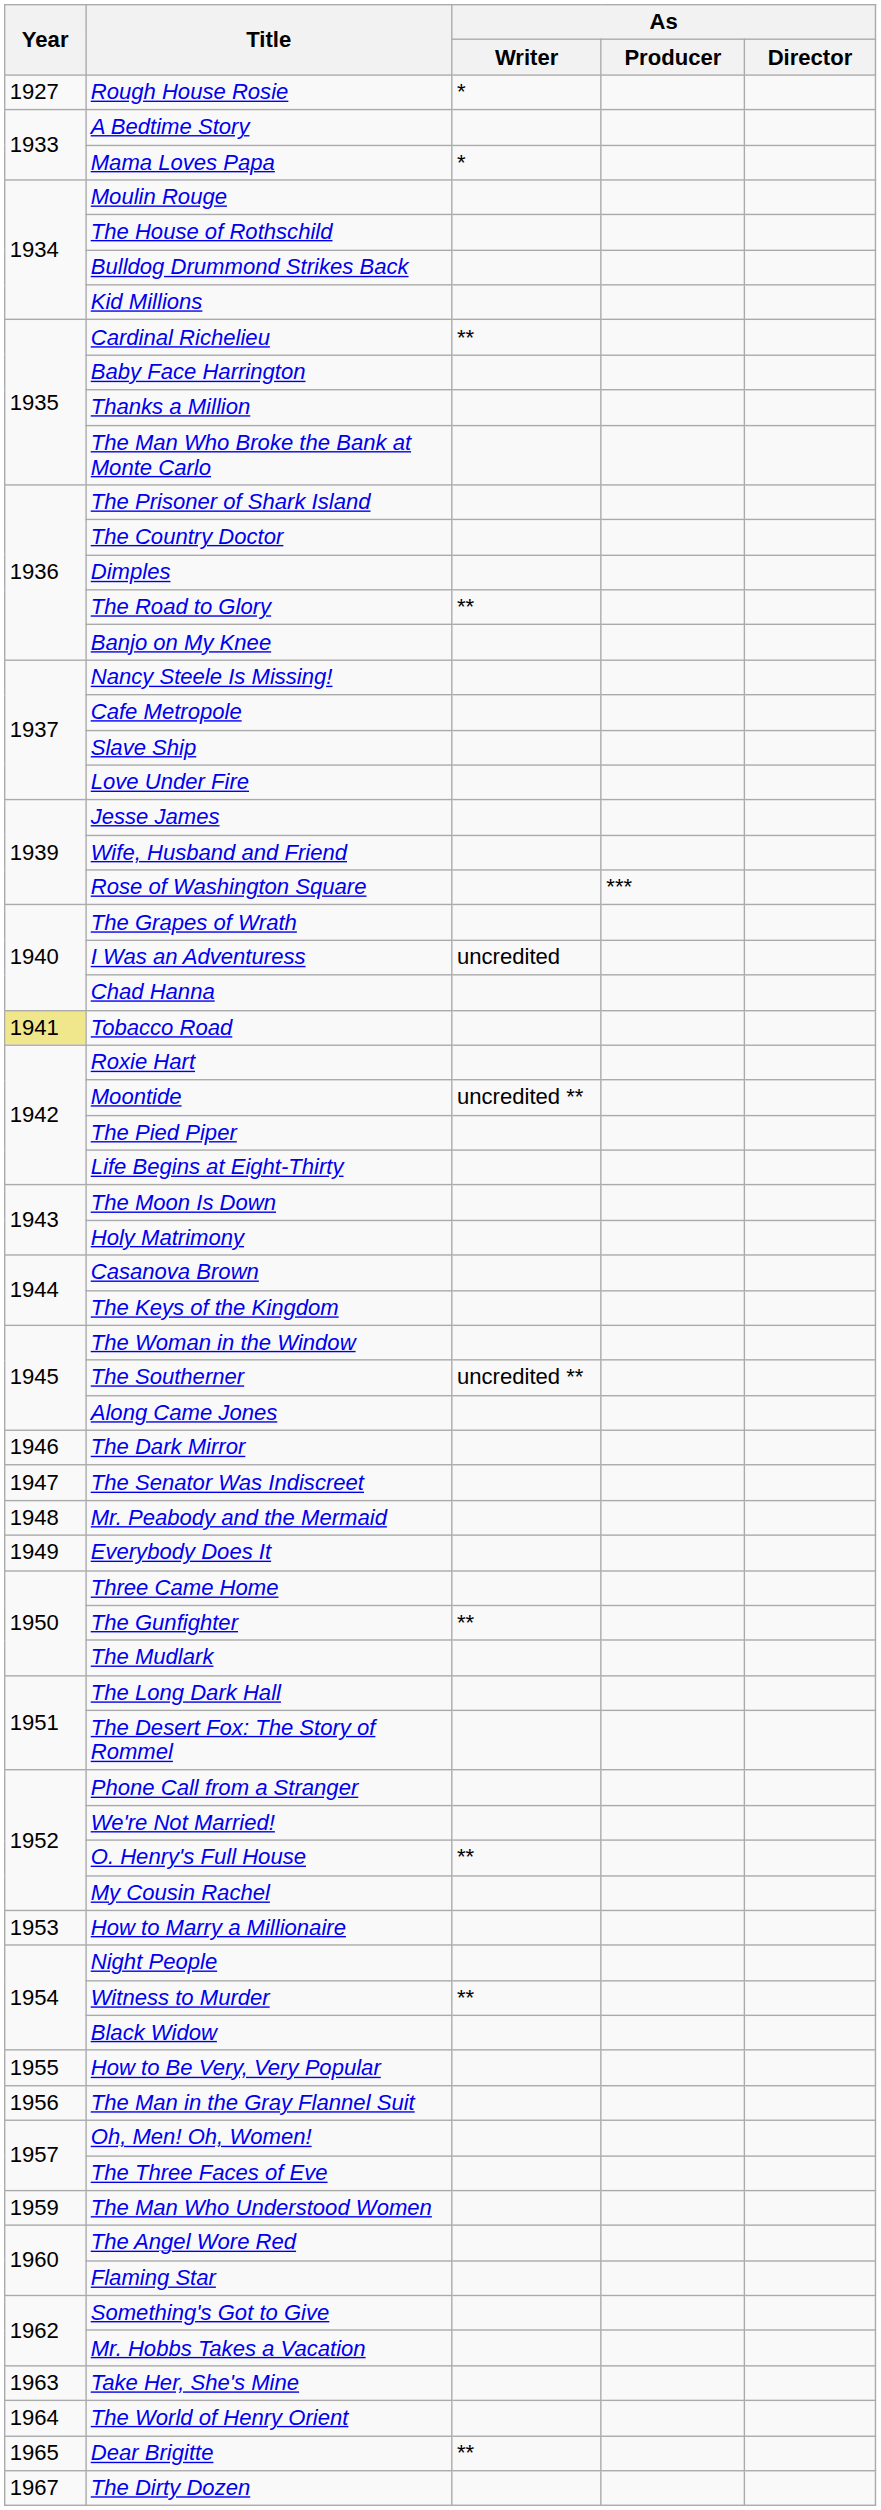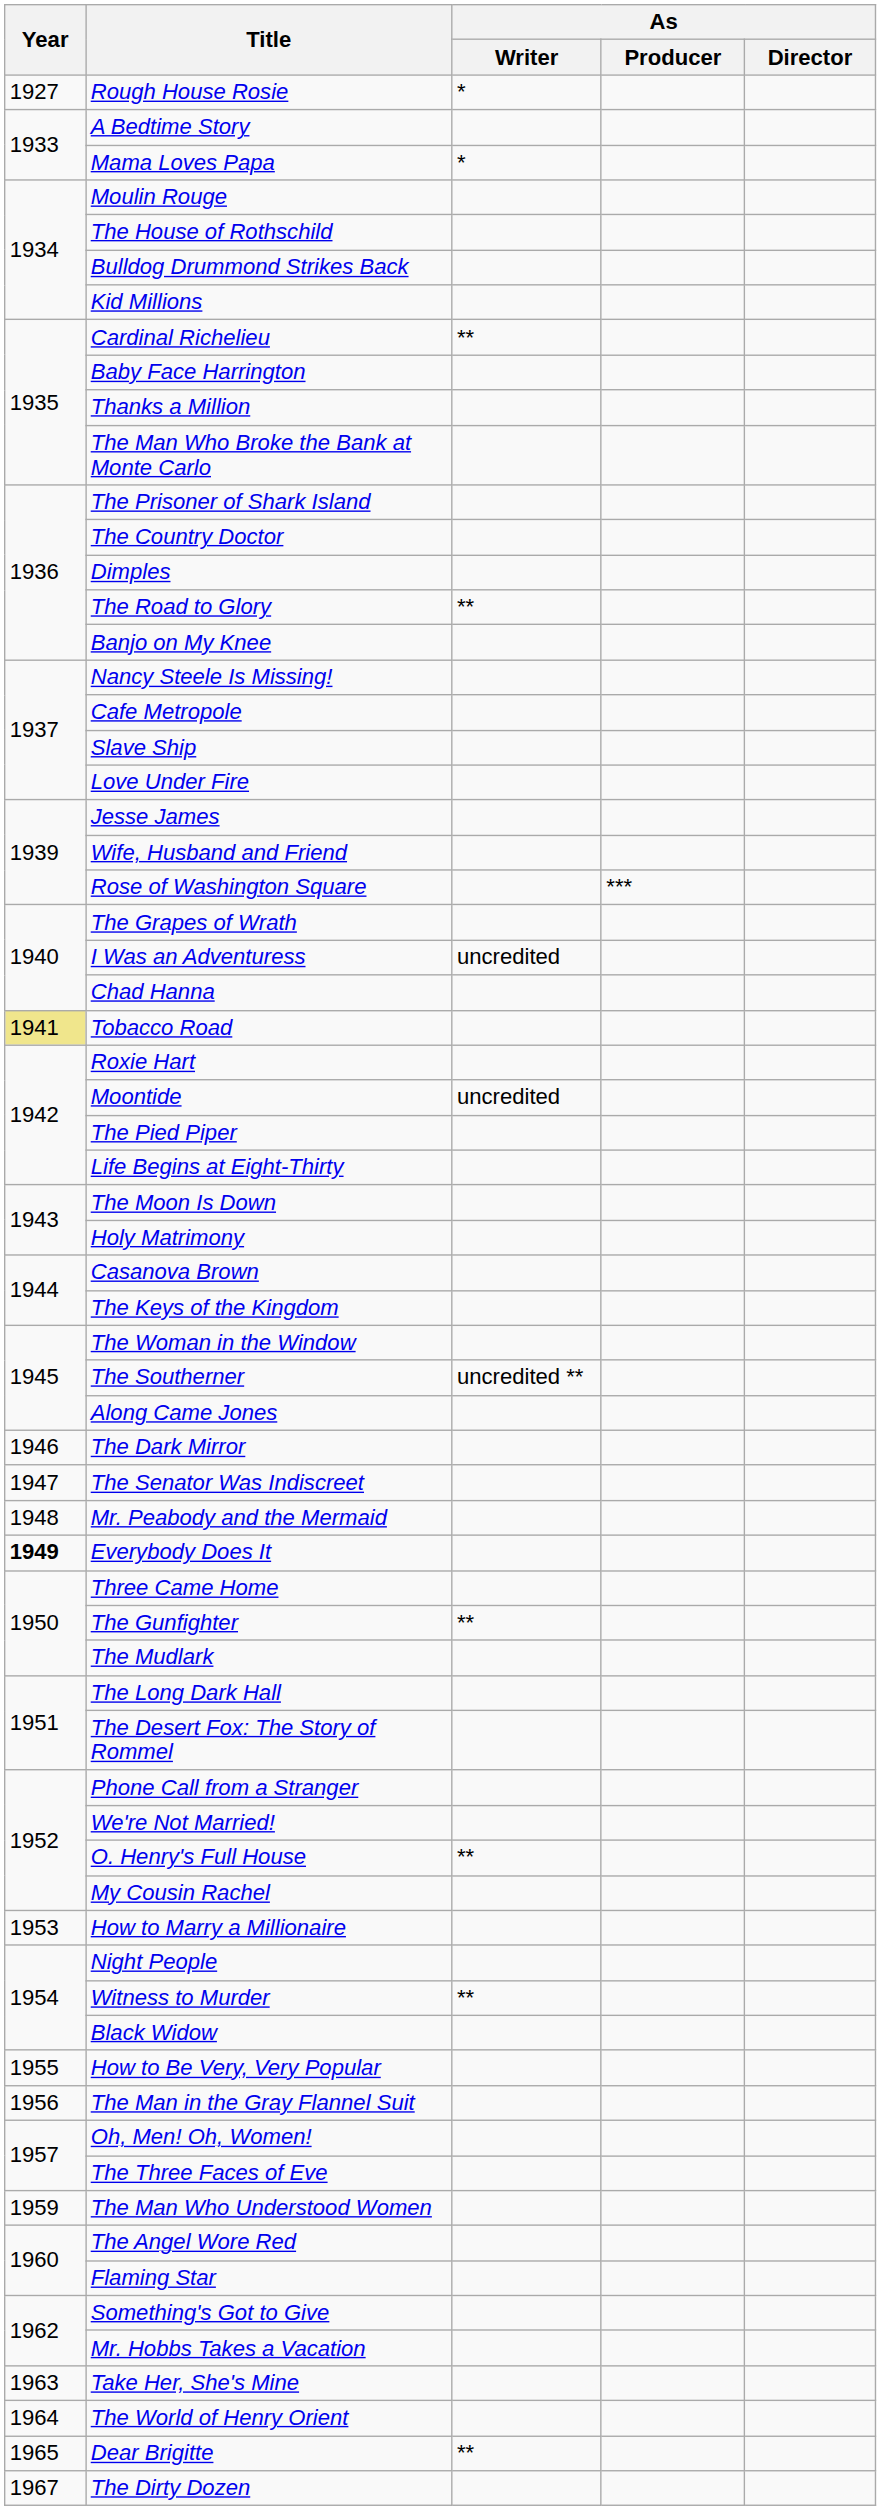(520, 1097) uncredited ** -> (509, 1097) uncredited
(34, 1552) normal -> (34, 1552) bold
